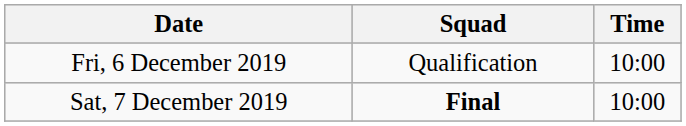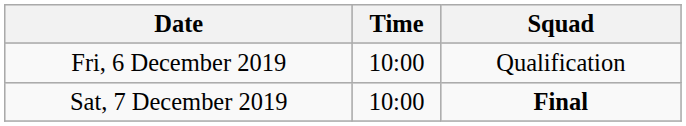columns swapped: (637, 23) <-> (473, 23)
